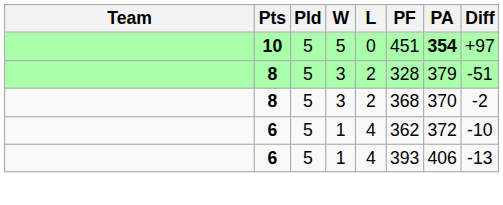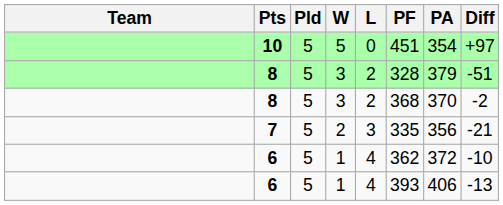(442, 46) bold -> (442, 46) normal
+ row: (272, 130)
